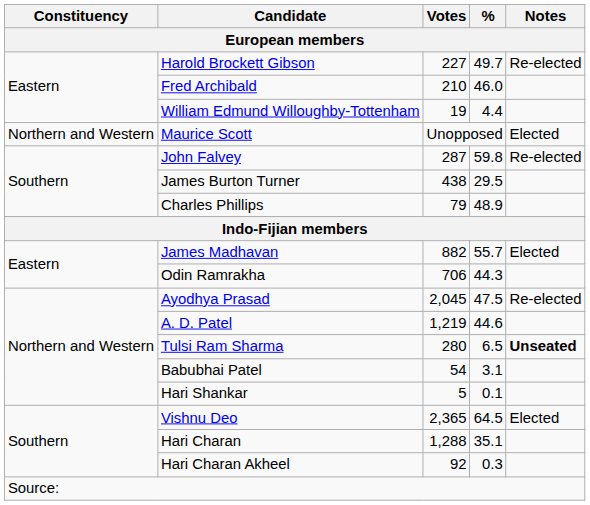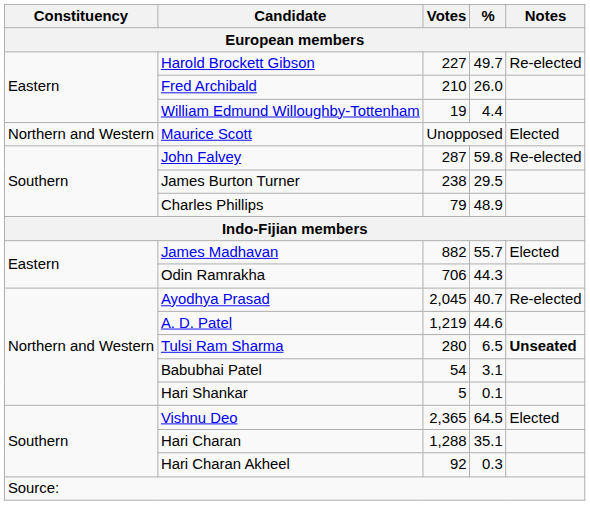(488, 87) 46.0 -> (488, 87) 26.0
(454, 181) 438 -> (454, 181) 238
(488, 299) 47.5 -> (488, 299) 40.7
